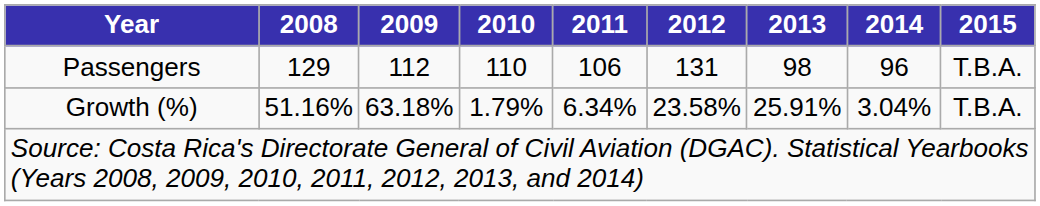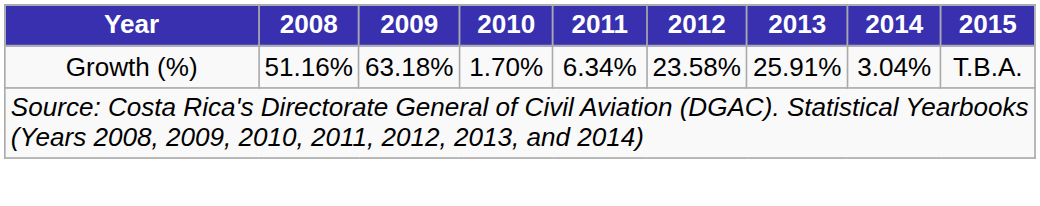- row: (132, 66)
(506, 107) 1.79% -> (506, 66) 1.70%
